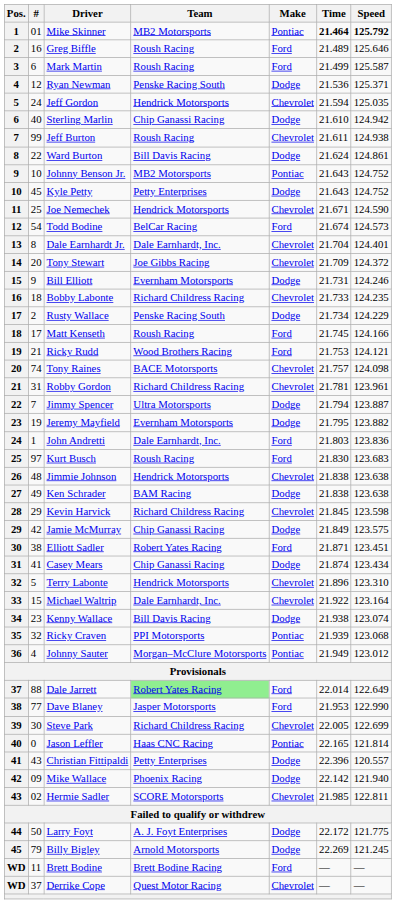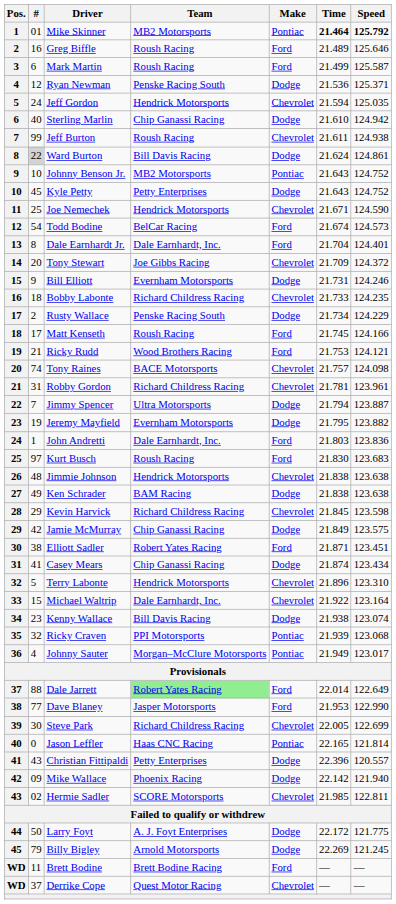(36, 155) no background -> (36, 155) lightgrey background
(293, 244) Chevrolet -> (282, 244) Ford
(371, 654) 123.012 -> (371, 654) 123.017
